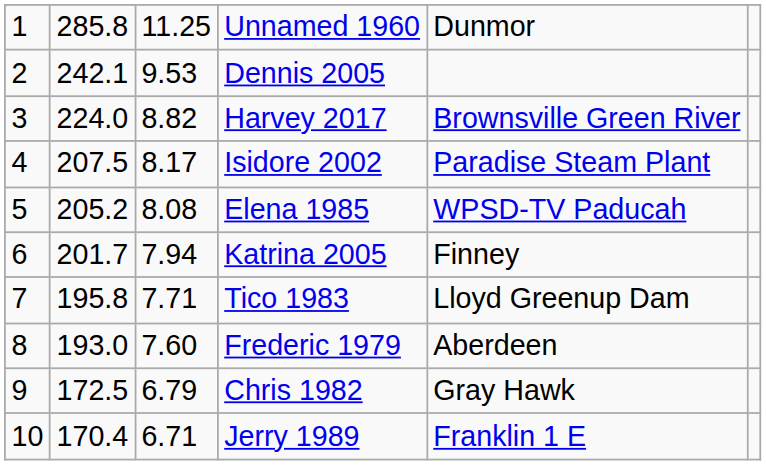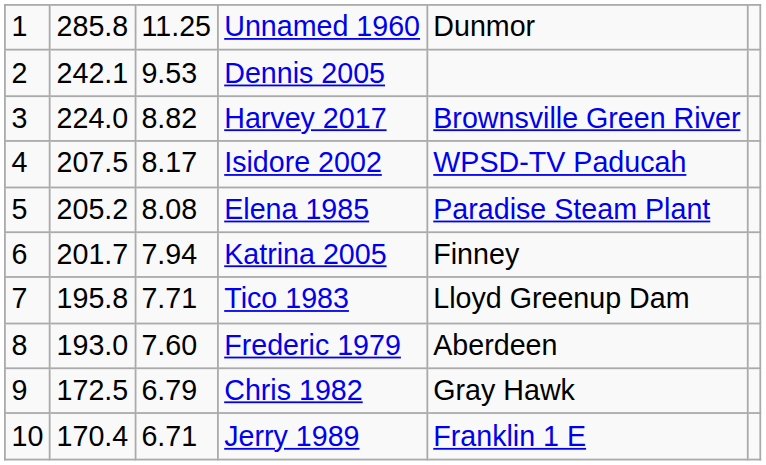(572, 163) Paradise Steam Plant -> (560, 163) WPSD-TV Paducah
(560, 208) WPSD-TV Paducah -> (572, 208) Paradise Steam Plant
